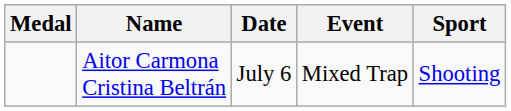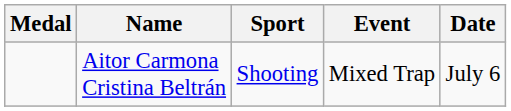columns swapped: (459, 23) <-> (264, 23)
